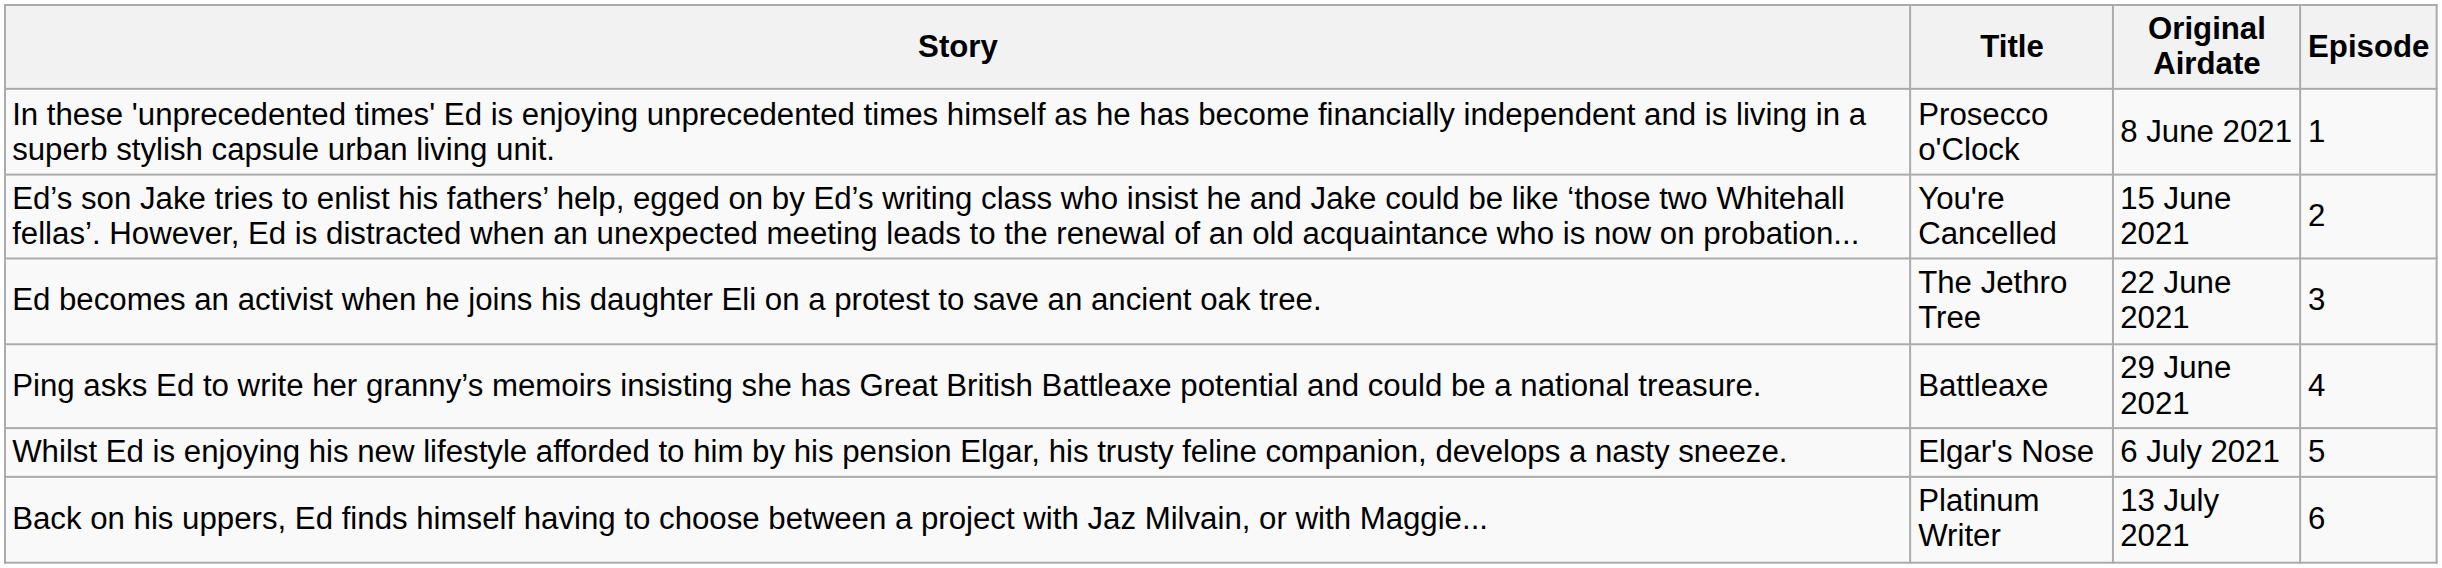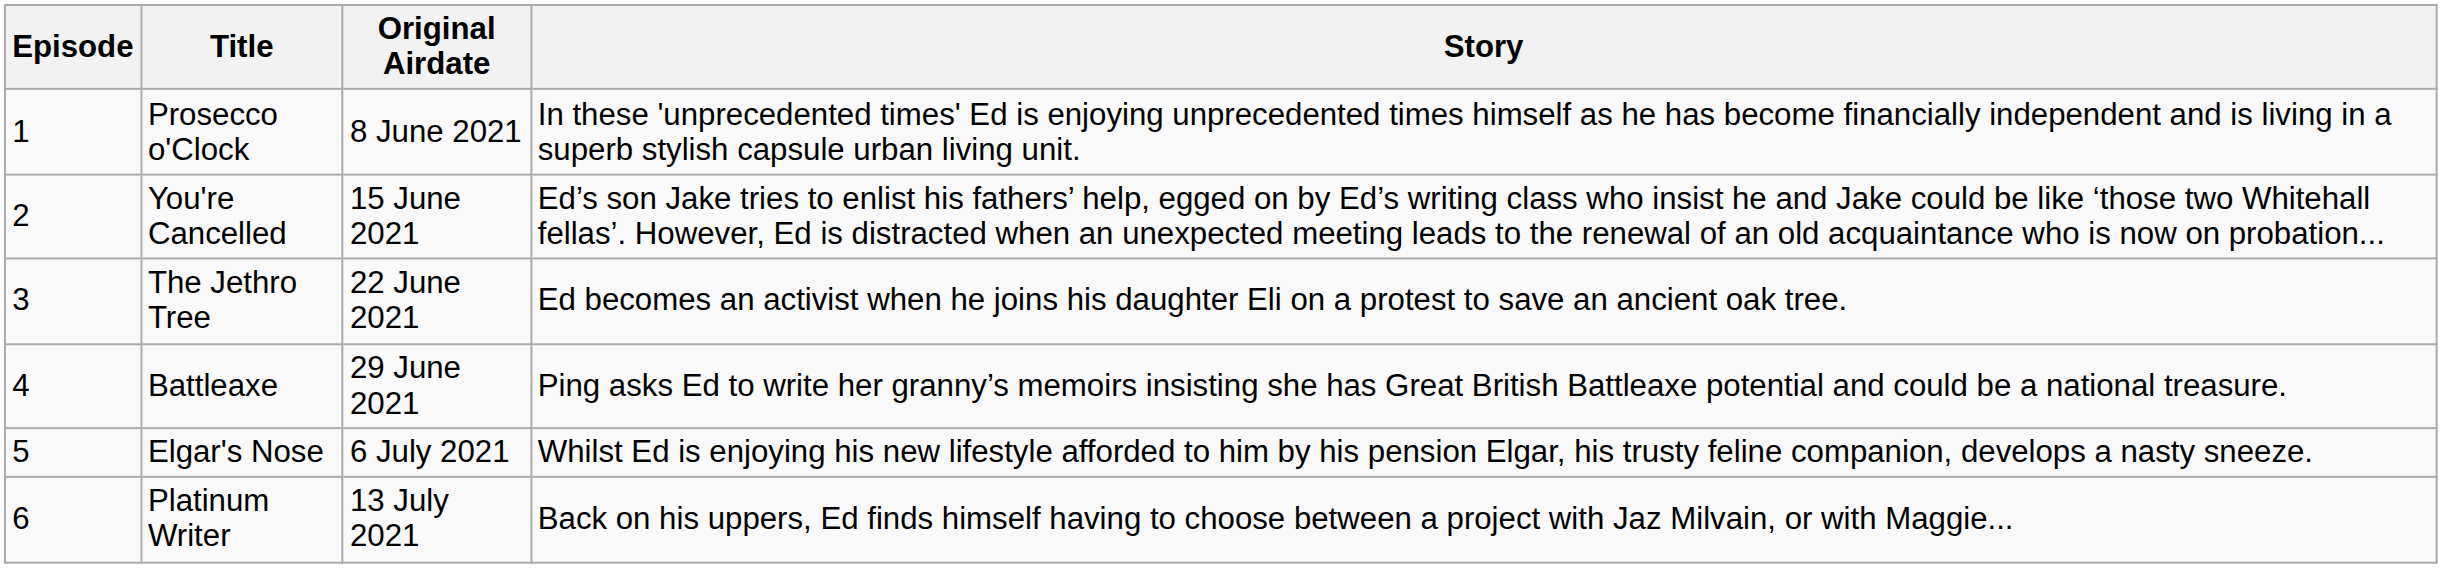columns swapped: (2369, 46) <-> (958, 46)
